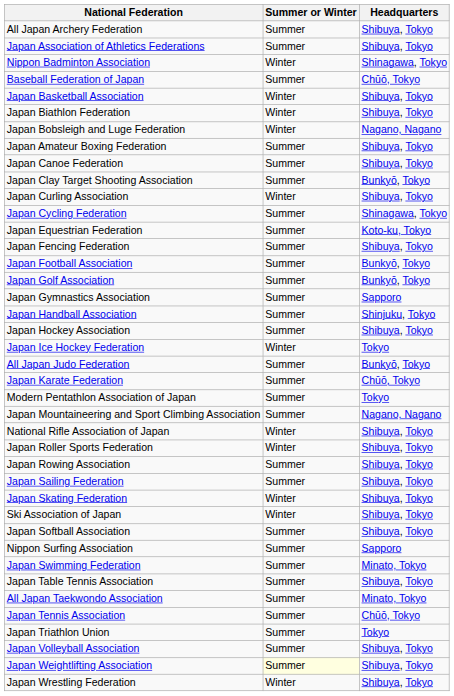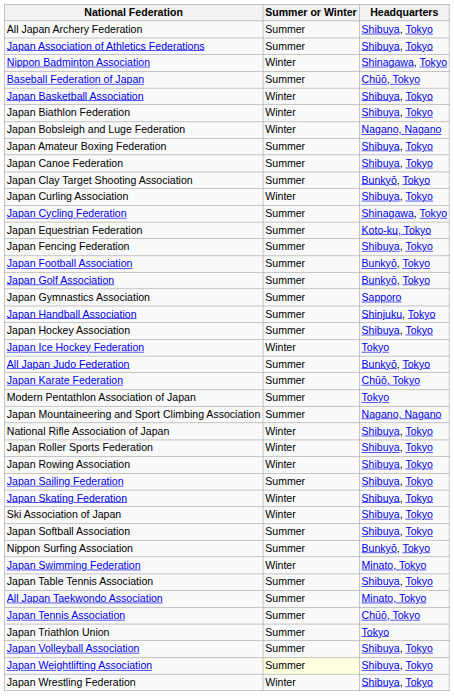(285, 465) Summer -> (280, 465) Winter
(381, 548) Sapporo -> (396, 548) Bunkyō, Tokyo
(285, 565) Summer -> (280, 565) Winter
